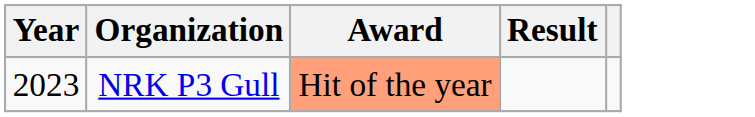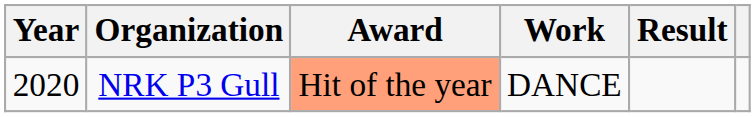+ column: (564, 30)
(46, 83) 2023 -> (46, 83) 2020
